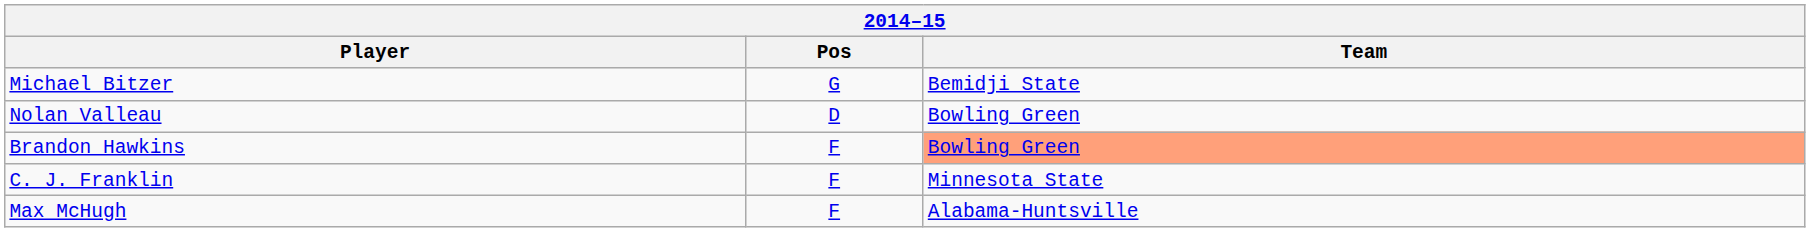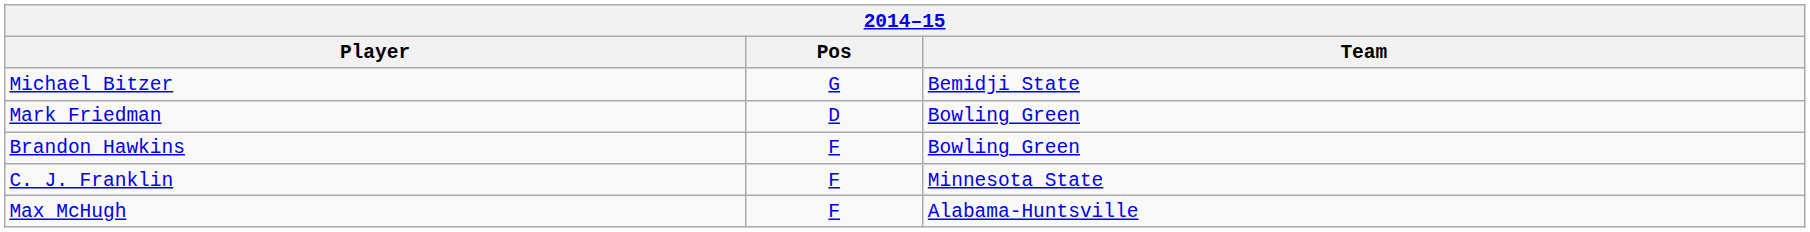+ row: (85, 116)
- row: (85, 116)
(1004, 148) lightsalmon background -> (1004, 148) no background
